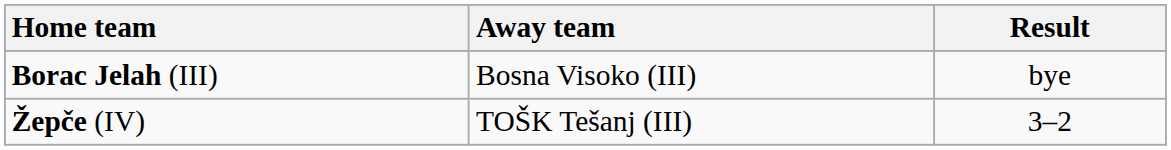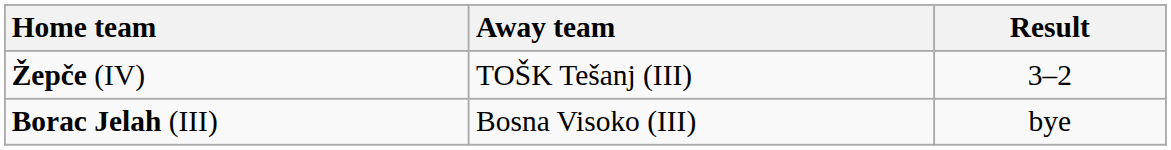rows swapped: (78, 121) <-> (115, 74)
